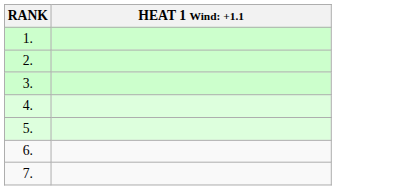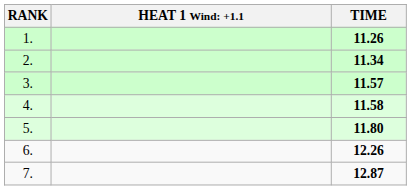+ column: (369, 16)
